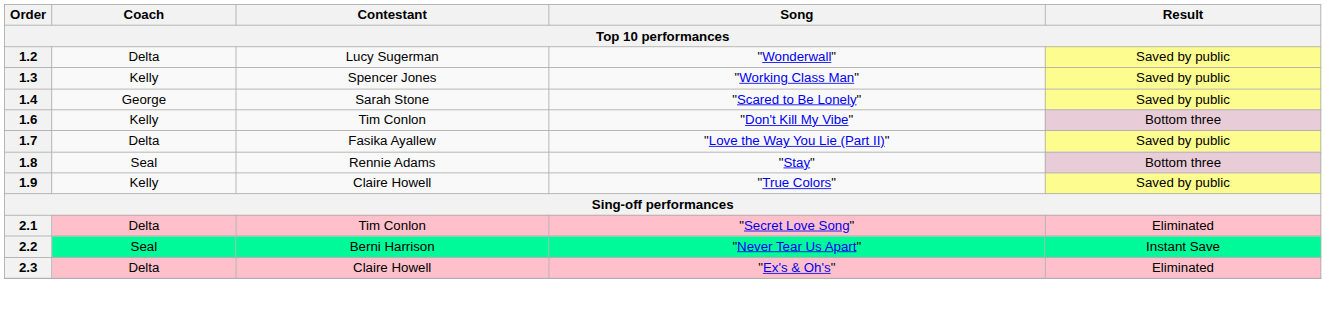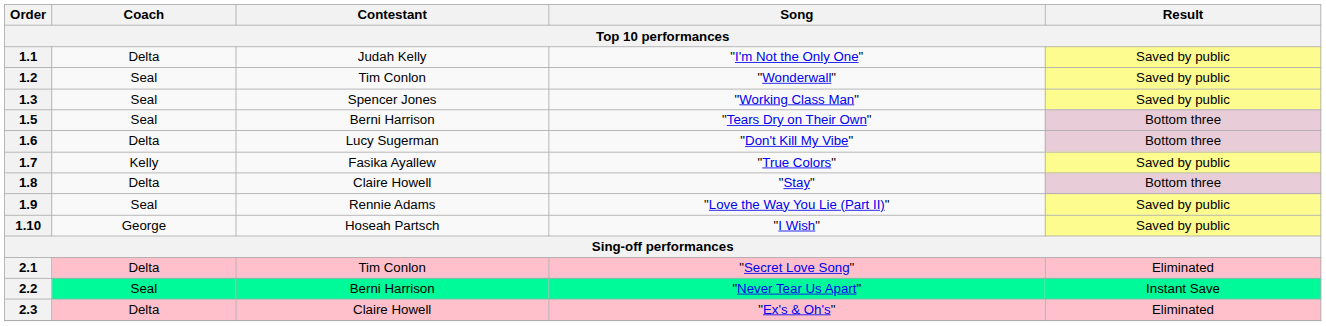+ row: (28, 57)
(144, 57) Delta -> (144, 78) Seal
(392, 57) Lucy Sugerman -> (392, 78) Tim Conlon
(144, 78) Kelly -> (144, 99) Seal
- row: (28, 99)
+ row: (28, 120)
(144, 120) Kelly -> (144, 141) Delta
(392, 120) Tim Conlon -> (392, 141) Lucy Sugerman
(144, 141) Delta -> (144, 162) Kelly
(797, 141) "Love the Way You Lie (Part II)" -> (797, 162) "True Colors"
(144, 162) Seal -> (144, 183) Delta
(392, 162) Rennie Adams -> (392, 183) Claire Howell
(144, 183) Kelly -> (144, 204) Seal
(392, 183) Claire Howell -> (392, 204) Rennie Adams
(797, 183) "True Colors" -> (797, 204) "Love the Way You Lie (Part II)"
+ row: (28, 225)
